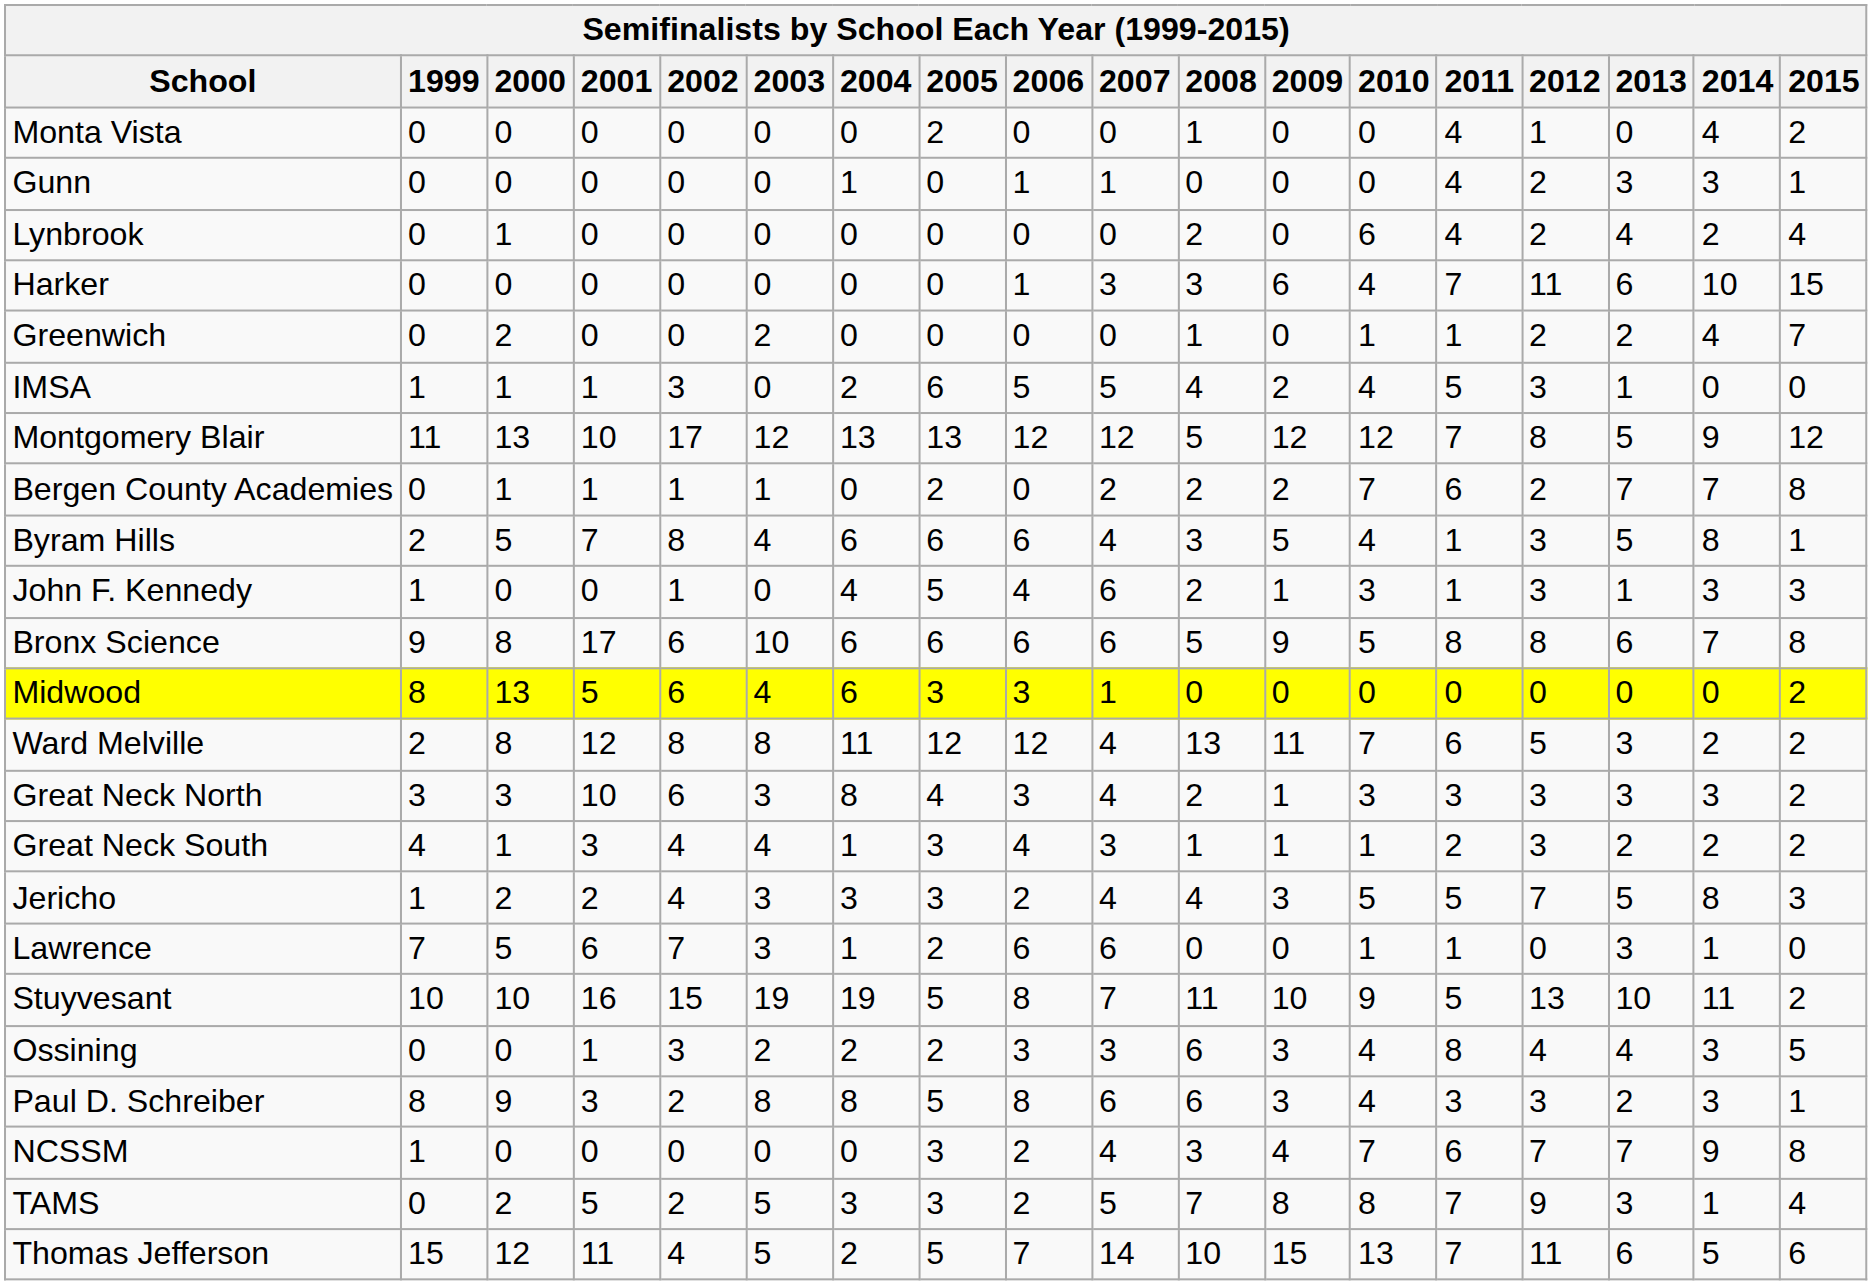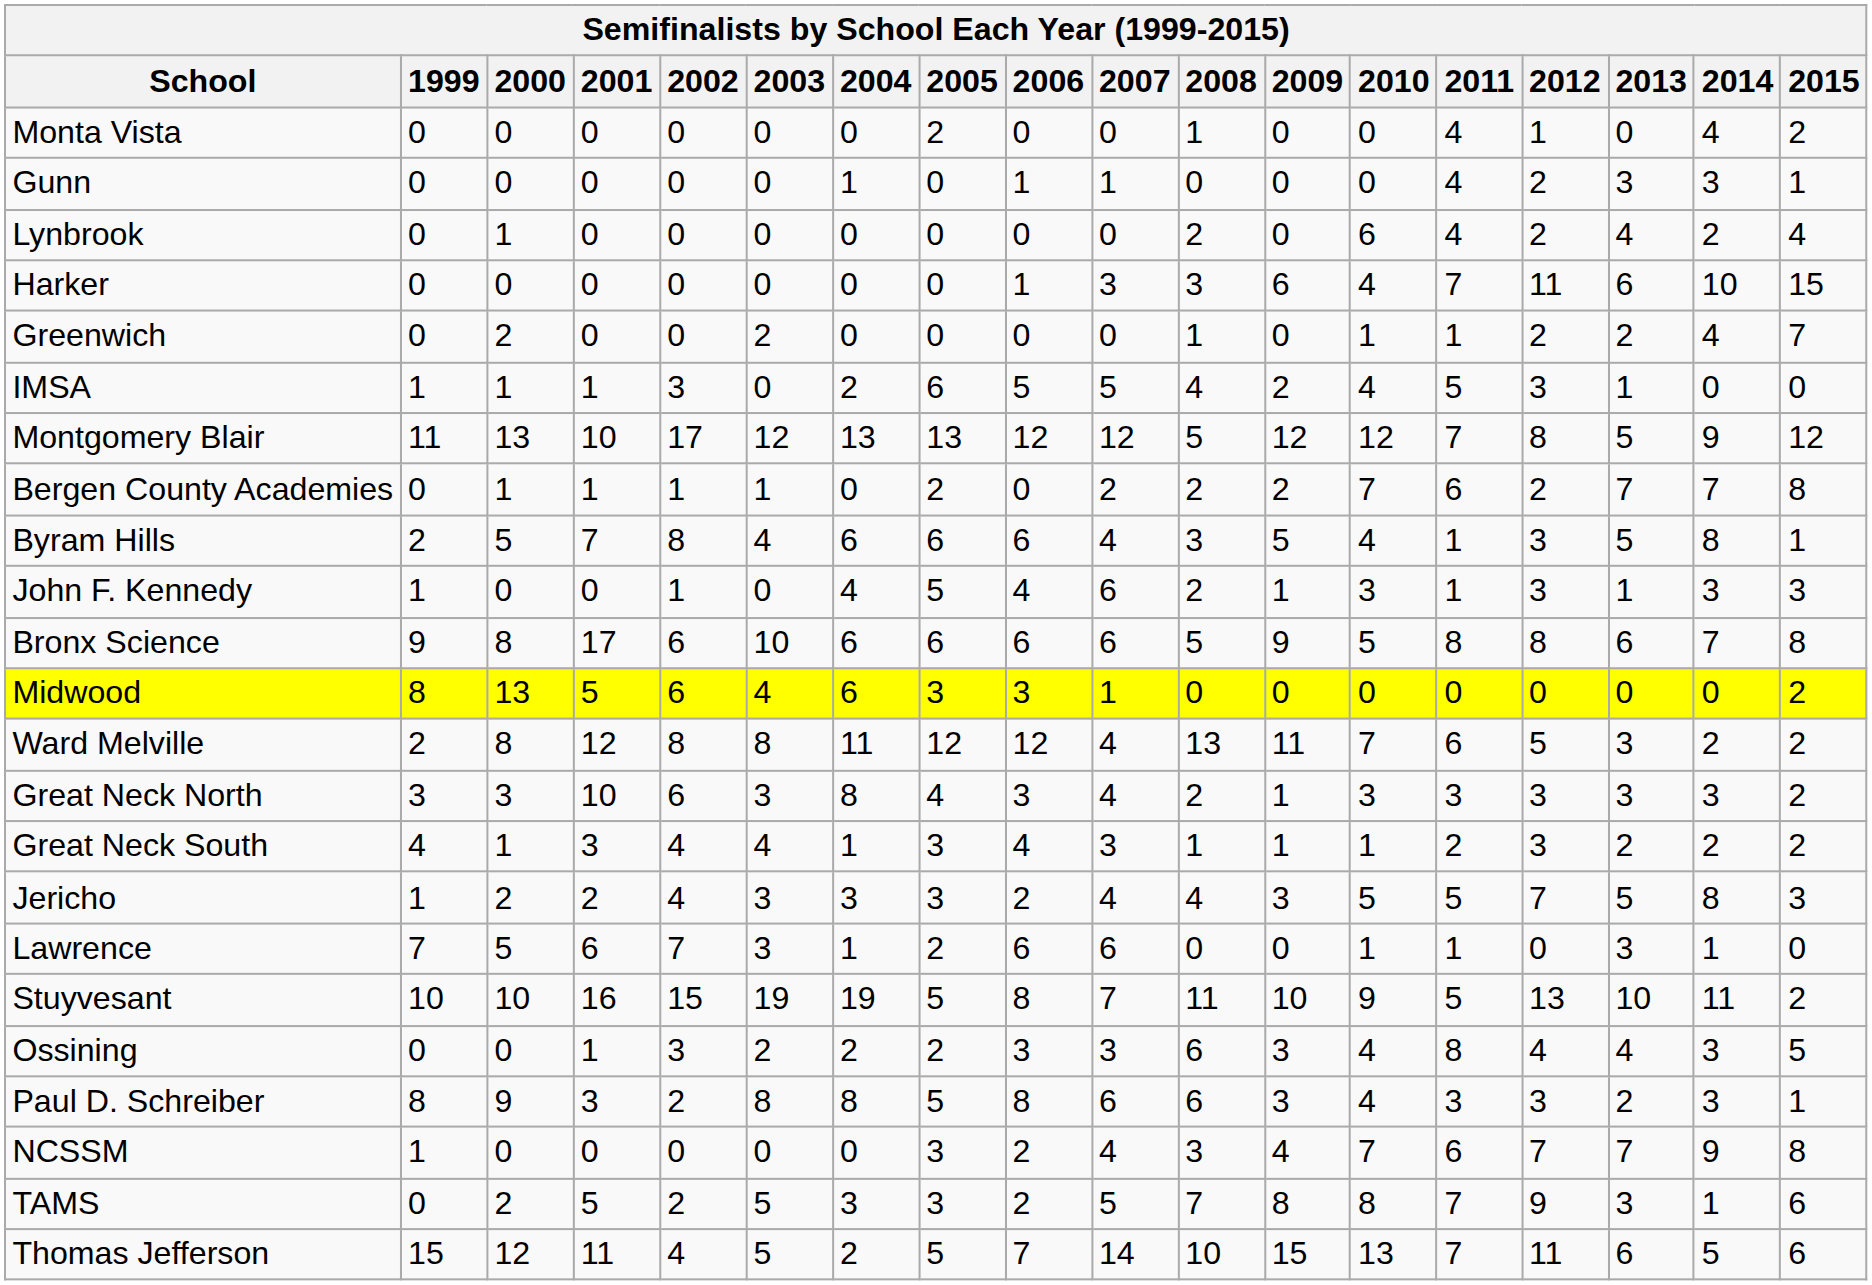(1797, 1203) 4 -> (1797, 1203) 6
